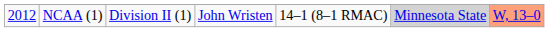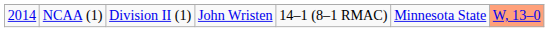(22, 15) 2012 -> (22, 15) 2014
(440, 15) lightgrey background -> (440, 15) no background
